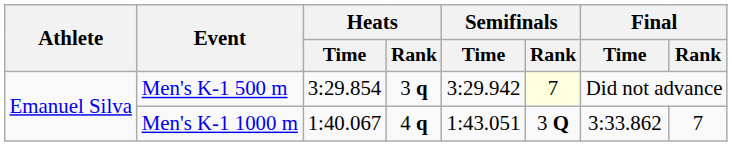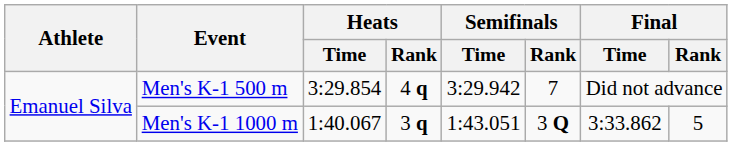(414, 89) 3 q -> (414, 89) 4 q
(553, 89) lightyellow background -> (553, 89) no background
(414, 123) 4 q -> (414, 123) 3 q
(698, 123) 7 -> (698, 123) 5
